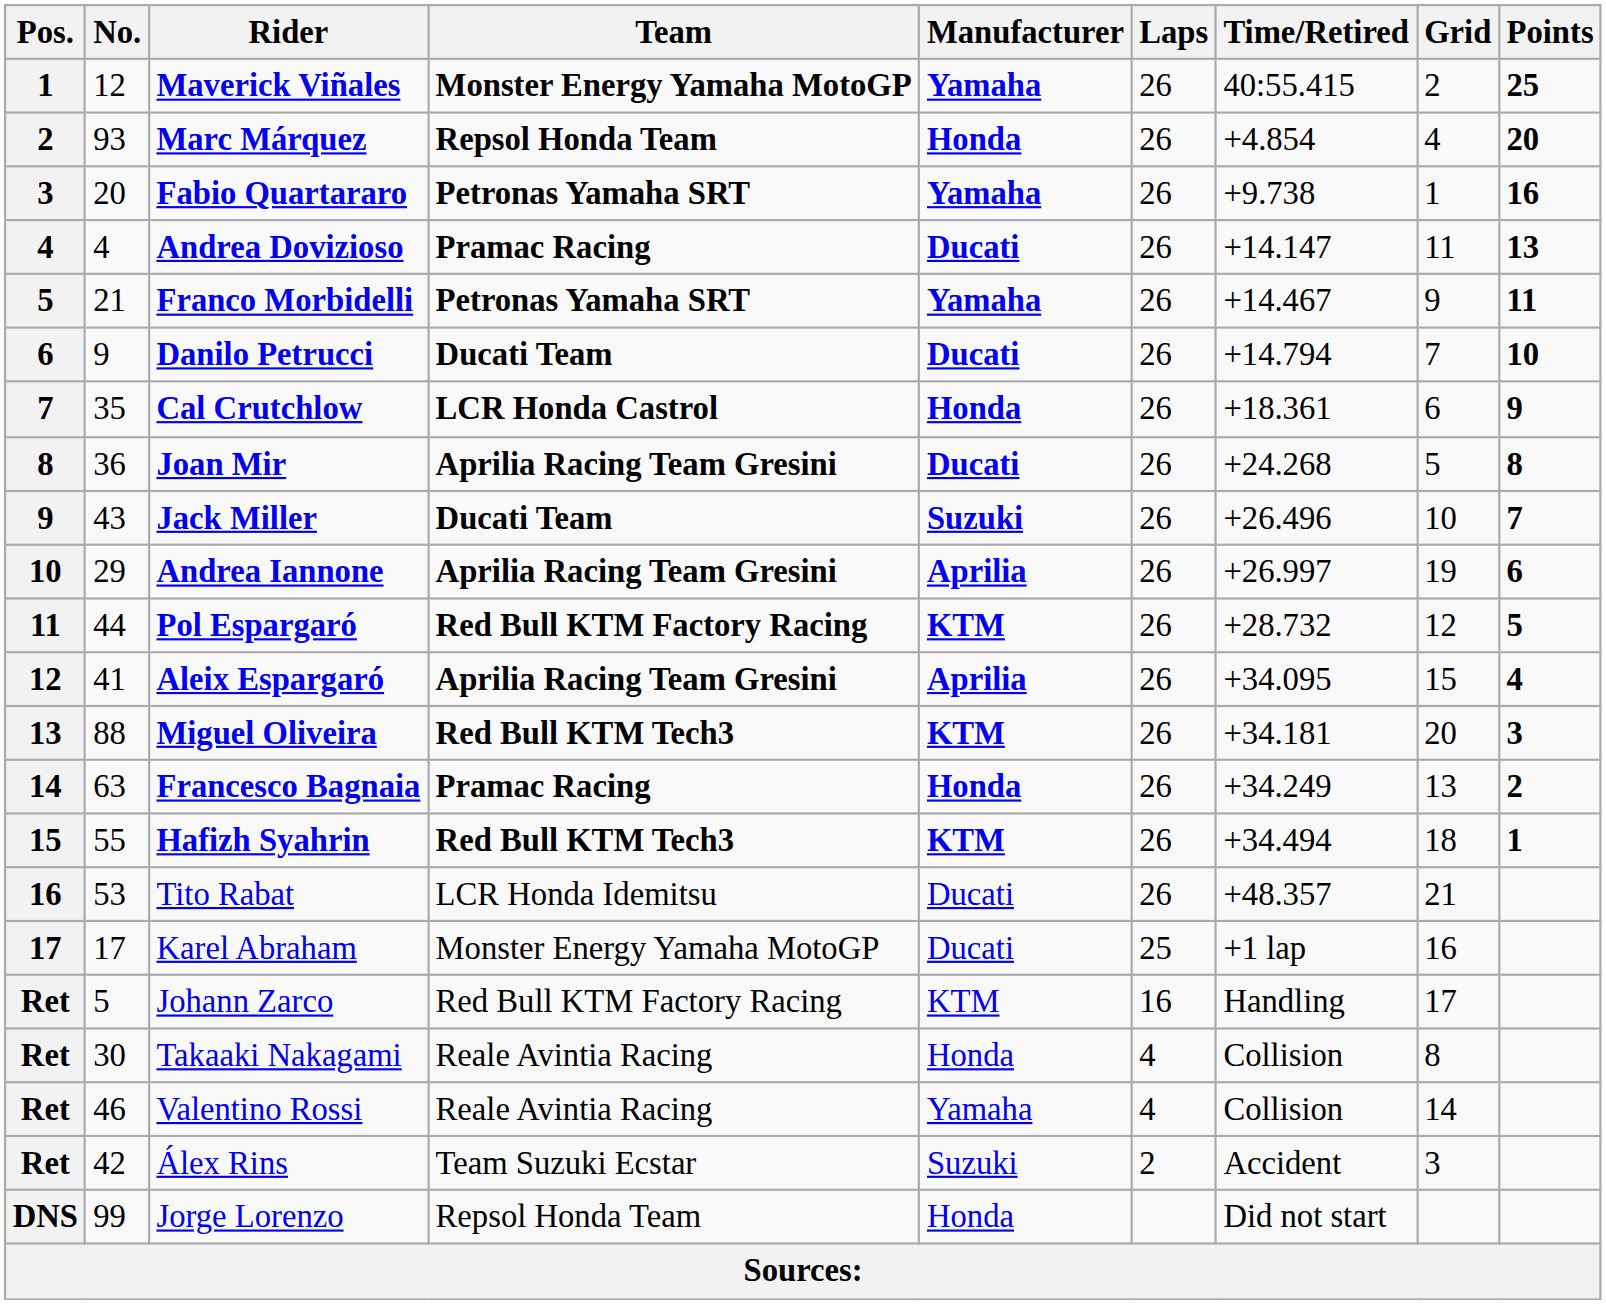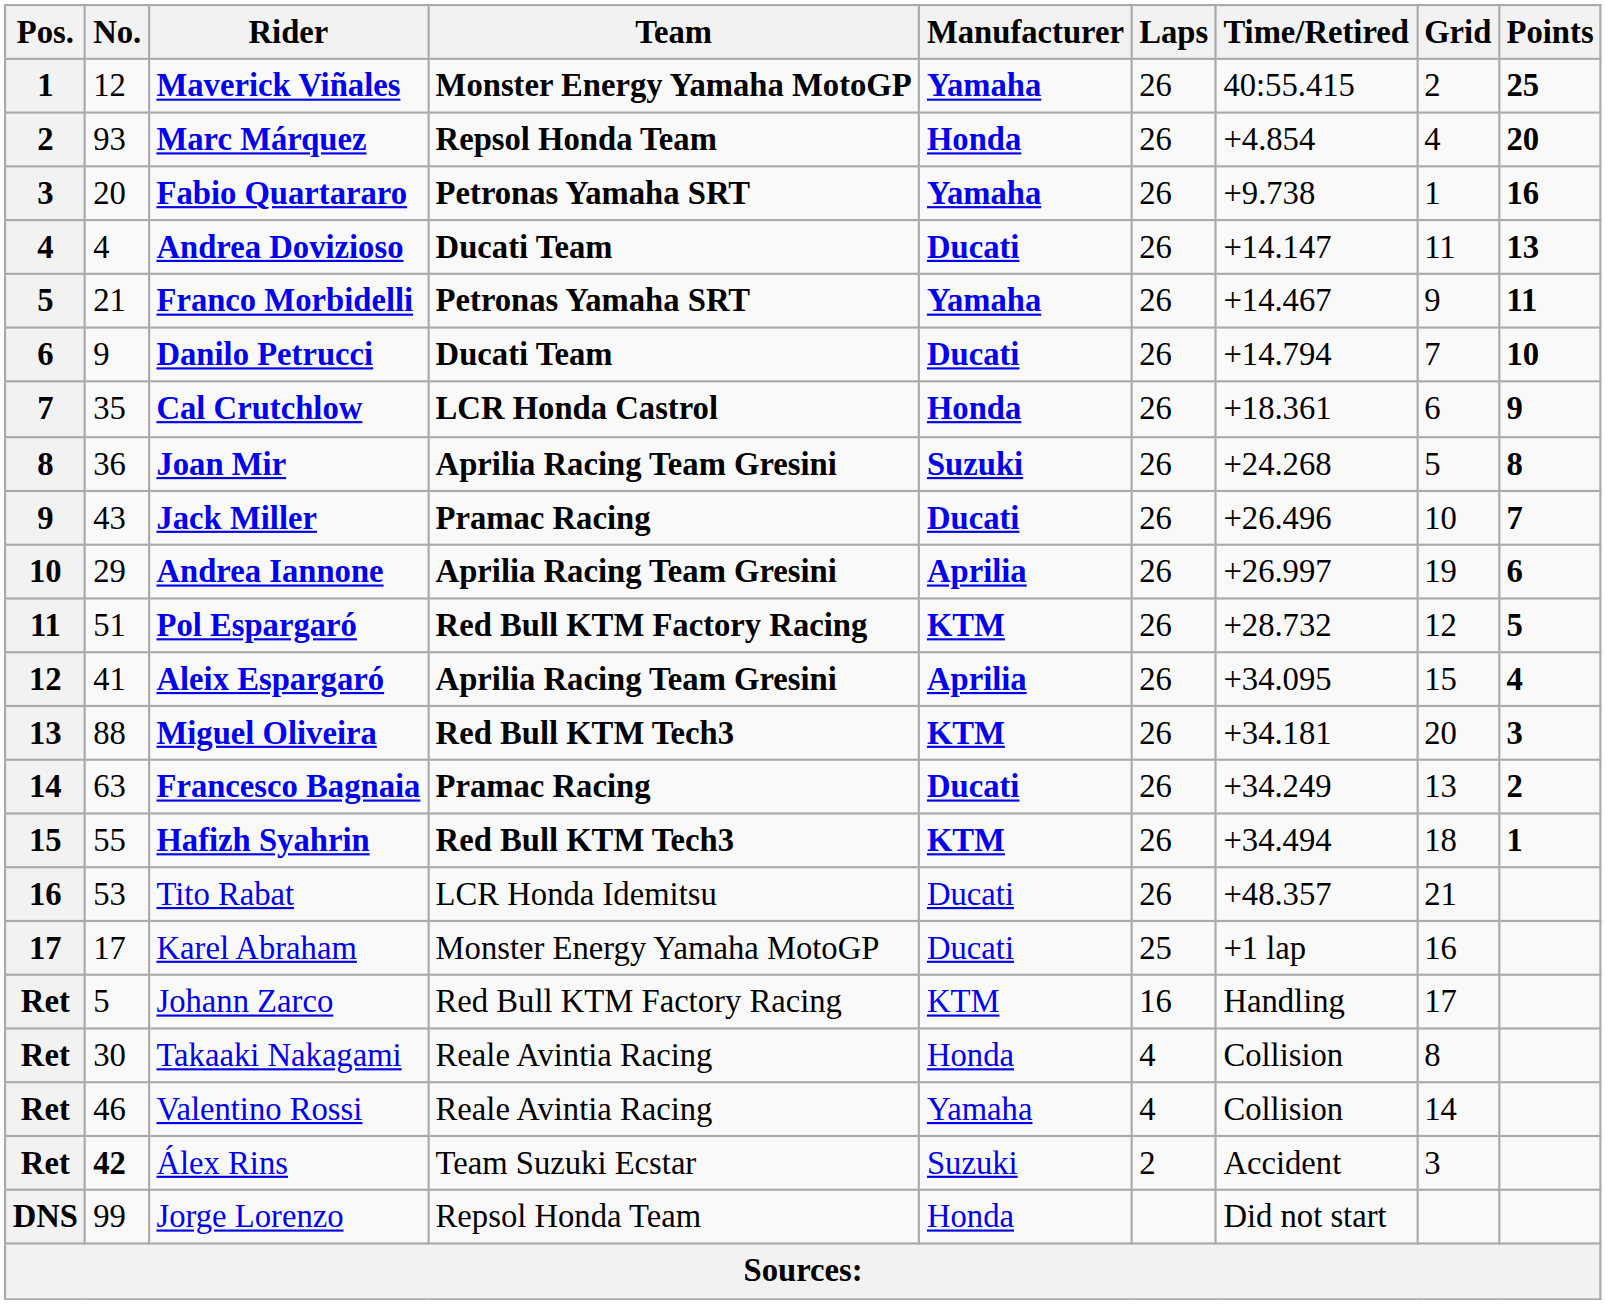(543, 247) Pramac Racing -> (524, 247) Ducati Team
(973, 462) Ducati -> (975, 462) Suzuki
(524, 516) Ducati Team -> (543, 516) Pramac Racing
(975, 516) Suzuki -> (973, 516) Ducati
(110, 624) 44 -> (110, 624) 51
(974, 786) Honda -> (973, 786) Ducati
(110, 1163) normal -> (110, 1163) bold
